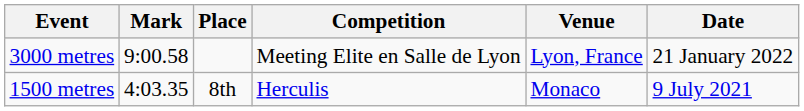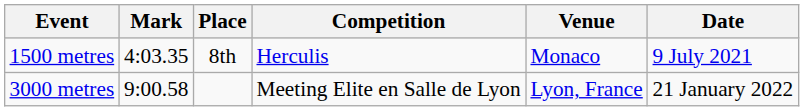rows swapped: (62, 88) <-> (62, 55)
